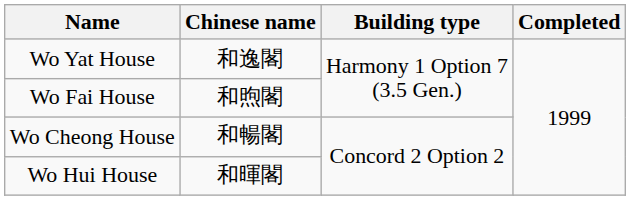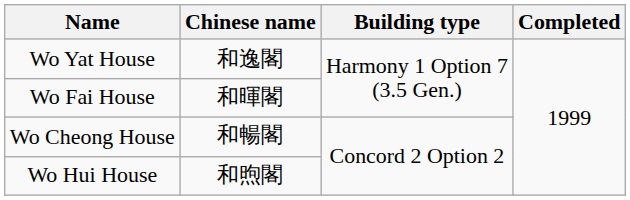(250, 96) 和煦閣 -> (250, 96) 和暉閣
(250, 174) 和暉閣 -> (250, 174) 和煦閣
